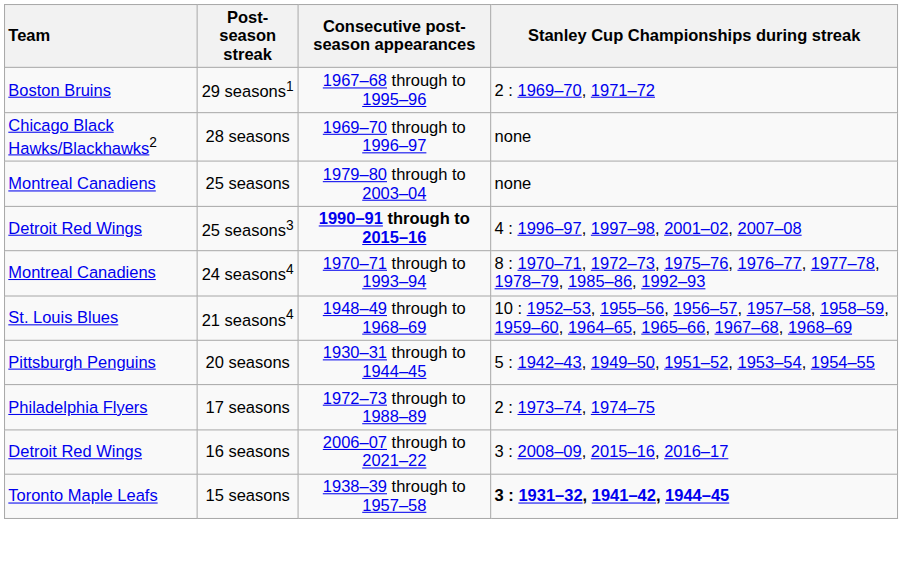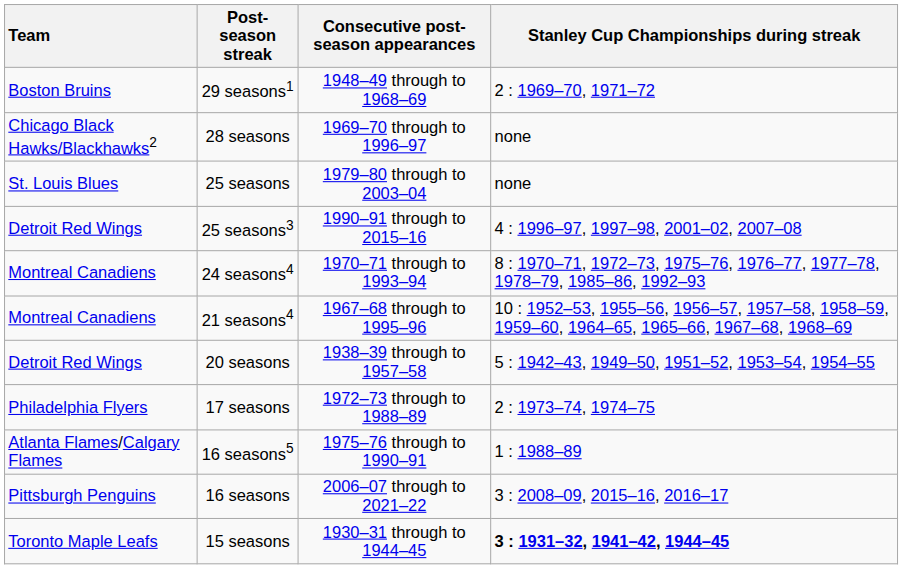(394, 90) 1967–68 through to 1995–96 -> (394, 90) 1948–49 through to 1968–69
(82, 183) Montreal Canadiens -> (63, 183) St. Louis Blues
(394, 228) bold -> (394, 228) normal
(63, 317) St. Louis Blues -> (82, 317) Montreal Canadiens
(394, 317) 1948–49 through to 1968–69 -> (394, 317) 1967–68 through to 1995–96
(82, 362) Pittsburgh Penguins -> (75, 362) Detroit Red Wings
(394, 362) 1930–31 through to 1944–45 -> (394, 362) 1938–39 through to 1957–58
+ row: (248, 451)
(75, 451) Detroit Red Wings -> (82, 496) Pittsburgh Penguins
(394, 496) 1938–39 through to 1957–58 -> (394, 541) 1930–31 through to 1944–45
